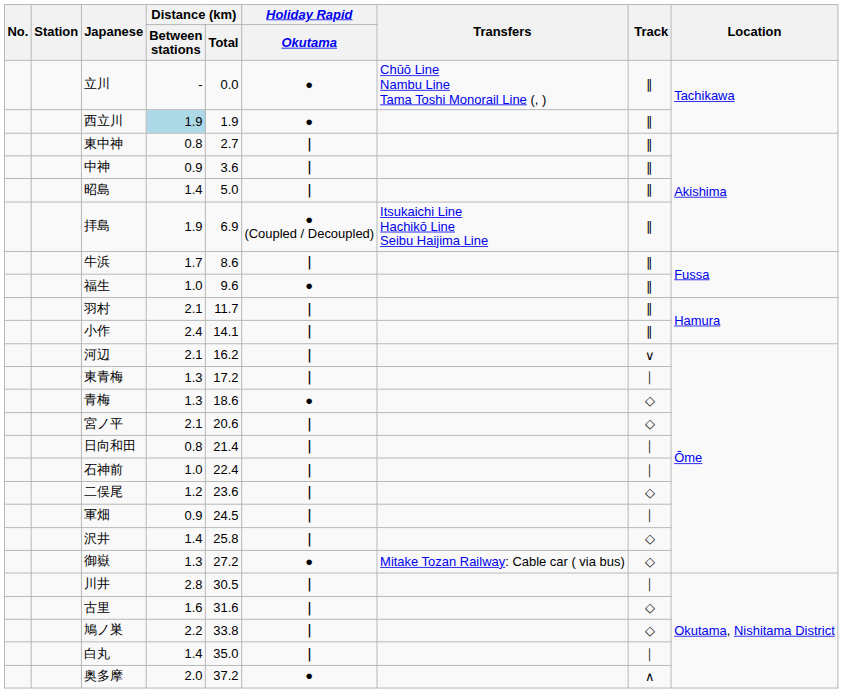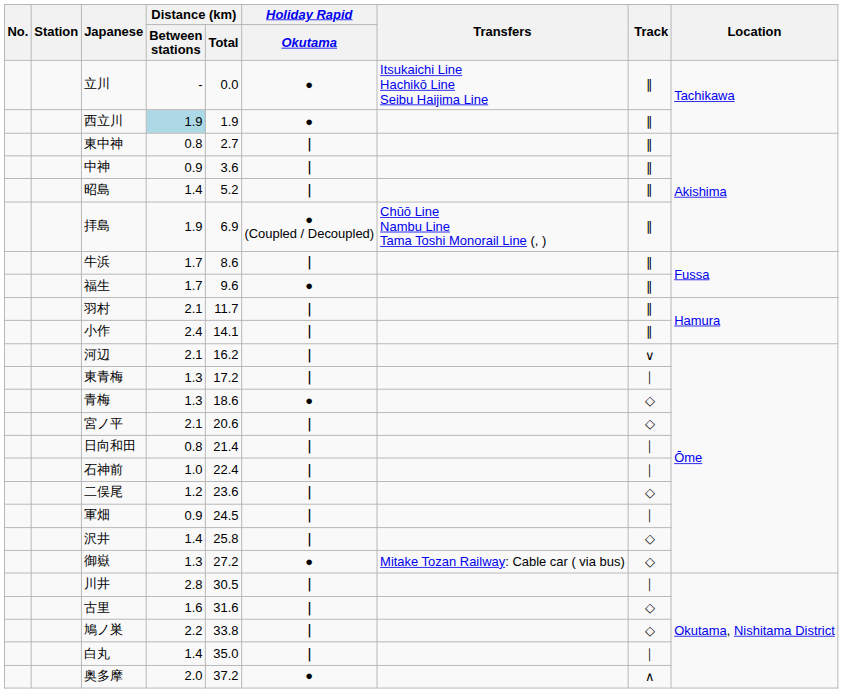(463, 85) Chūō Line Nambu Line Tama Toshi Monorail Line (, ) -> (434, 85) Itsukaichi Line Hachikō Line Seibu Haijima Line
(229, 190) 5.0 -> (229, 190) 5.2
(434, 226) Itsukaichi Line Hachikō Line Seibu Haijima Line -> (463, 226) Chūō Line Nambu Line Tama Toshi Monorail Line (, )
(193, 286) 1.0 -> (193, 286) 1.7
